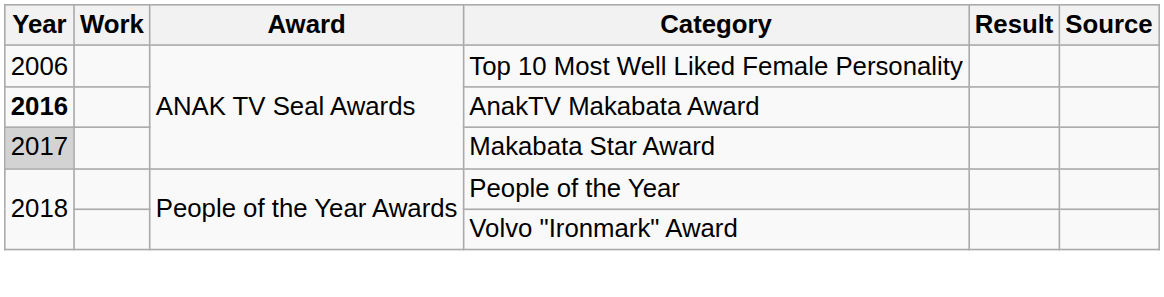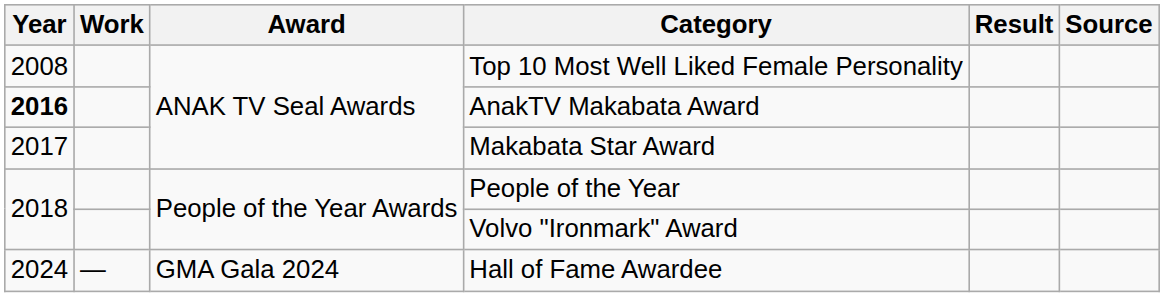(39, 65) 2006 -> (39, 65) 2008
(39, 147) lightgrey background -> (39, 147) no background
+ row: (596, 270)
